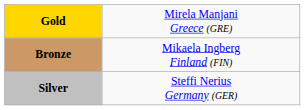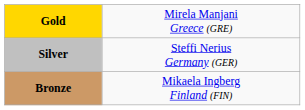rows swapped: (53, 87) <-> (53, 54)
